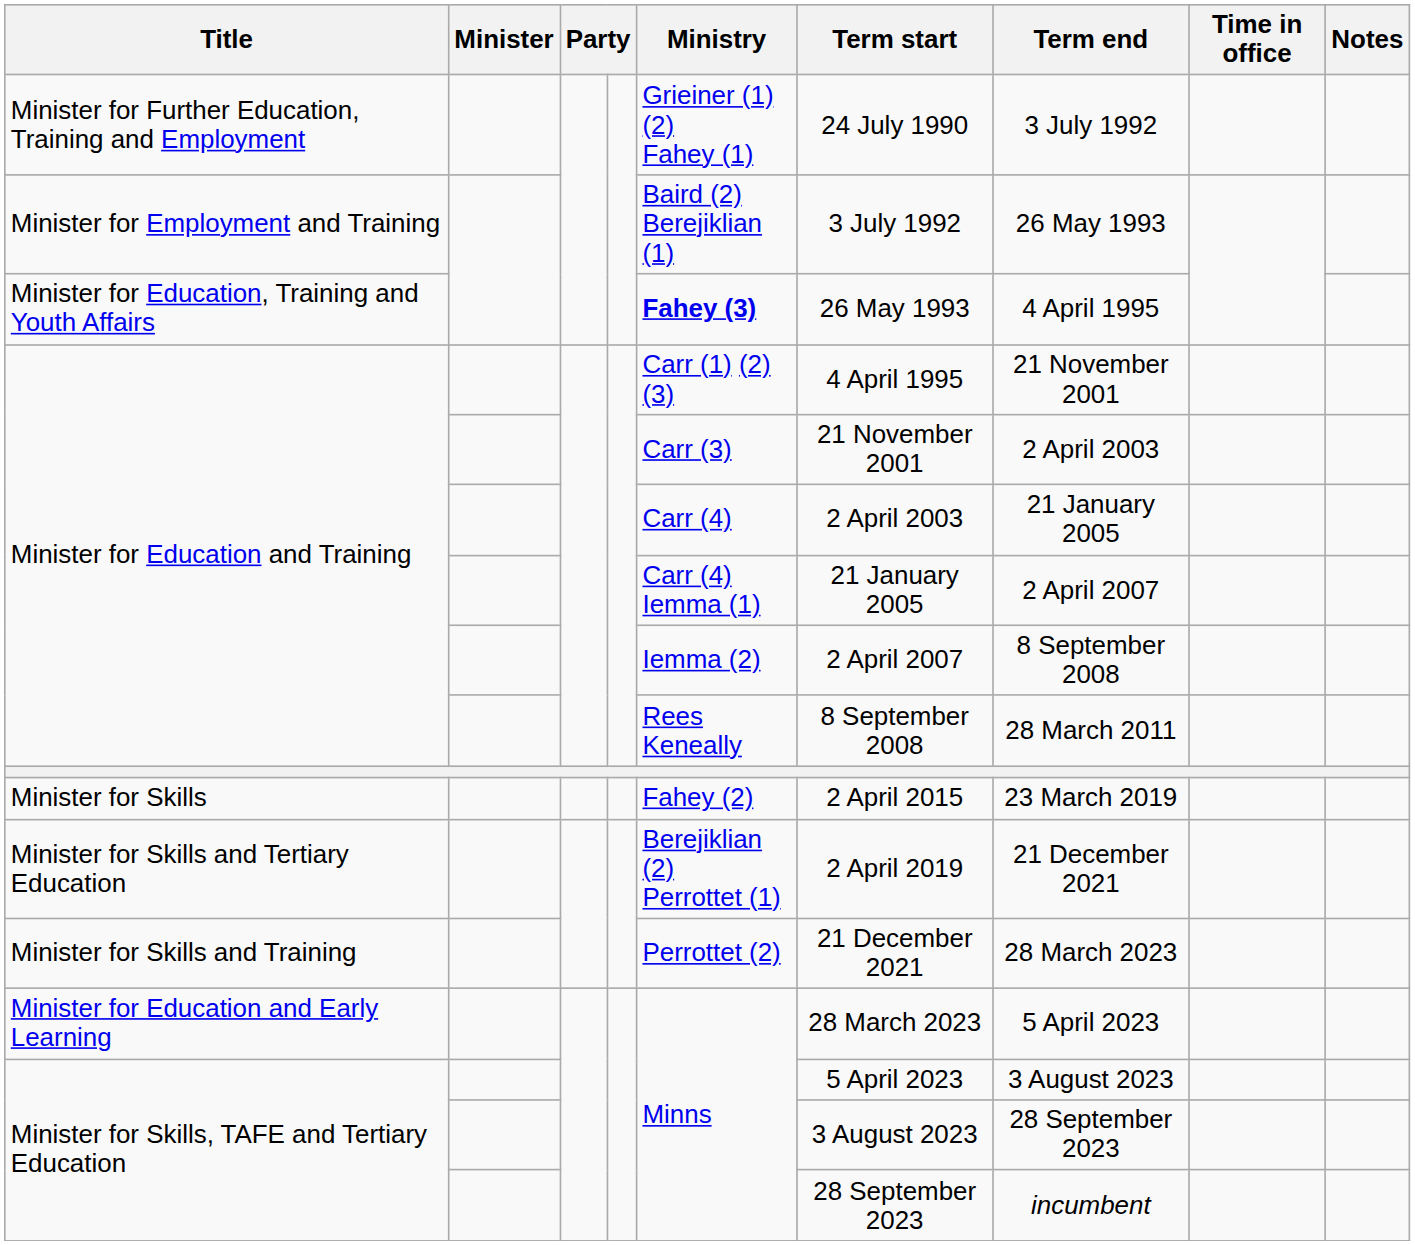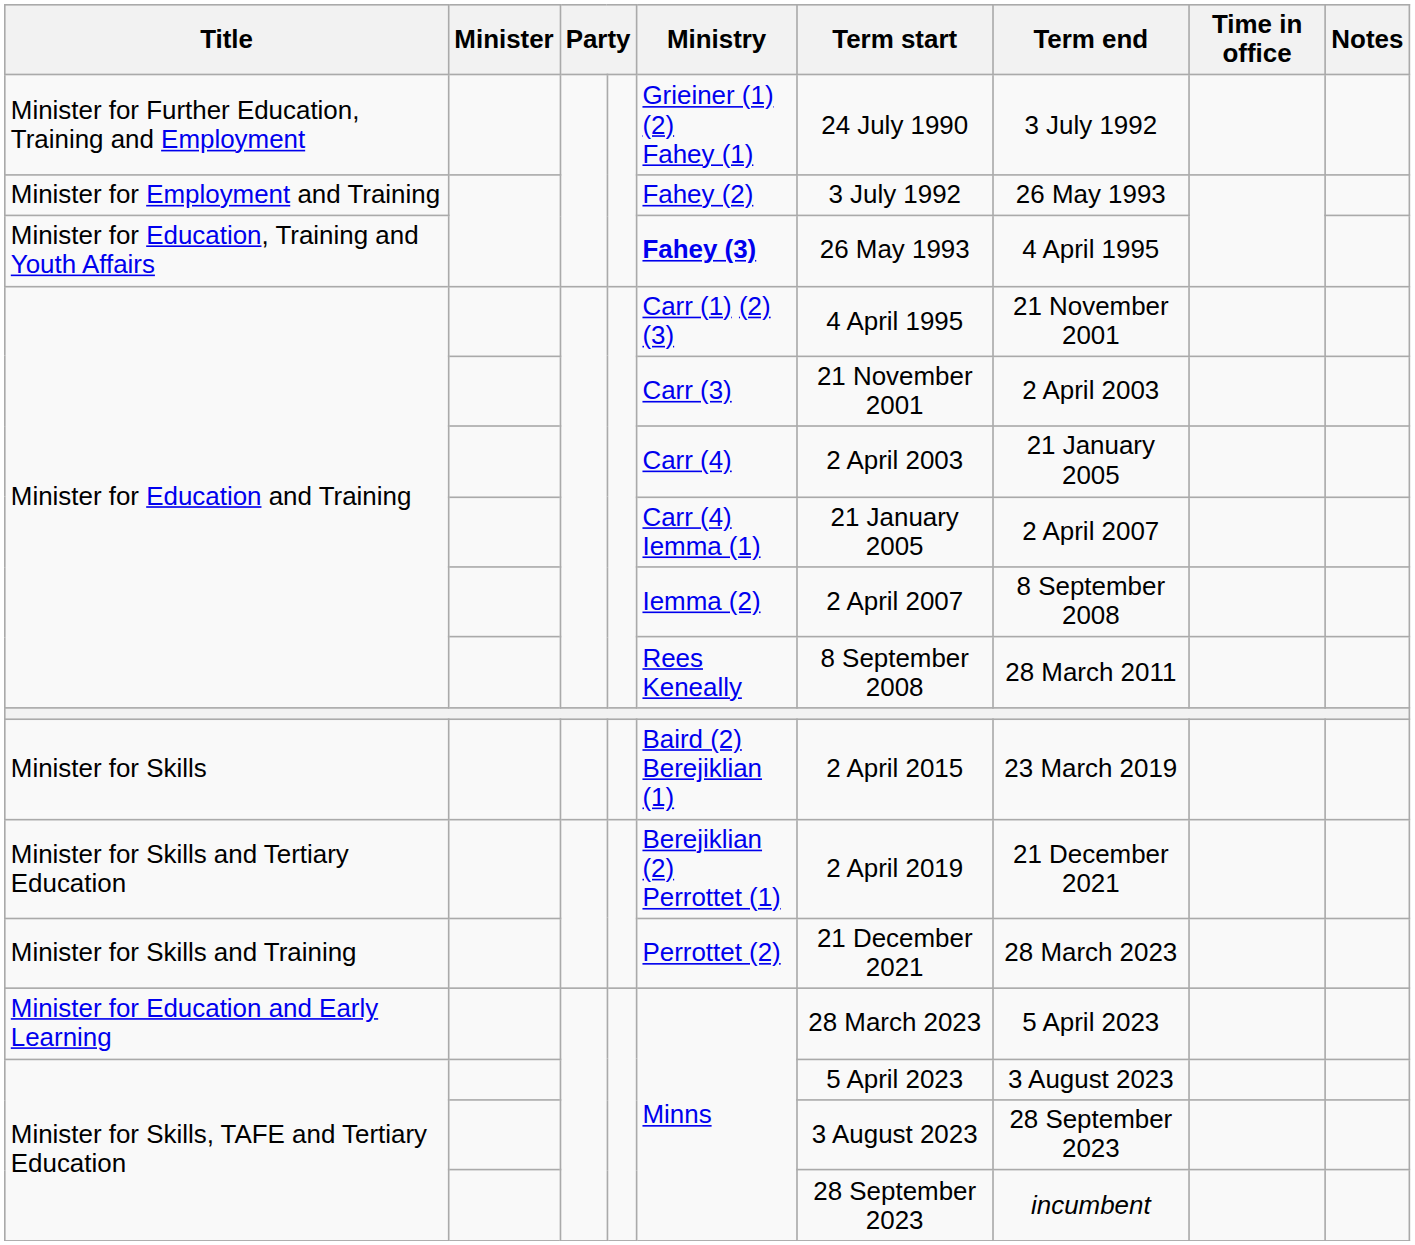(702, 223) Baird (2) Berejiklian (1) -> (698, 194) Fahey (2)
(698, 797) Fahey (2) -> (702, 768) Baird (2) Berejiklian (1)
